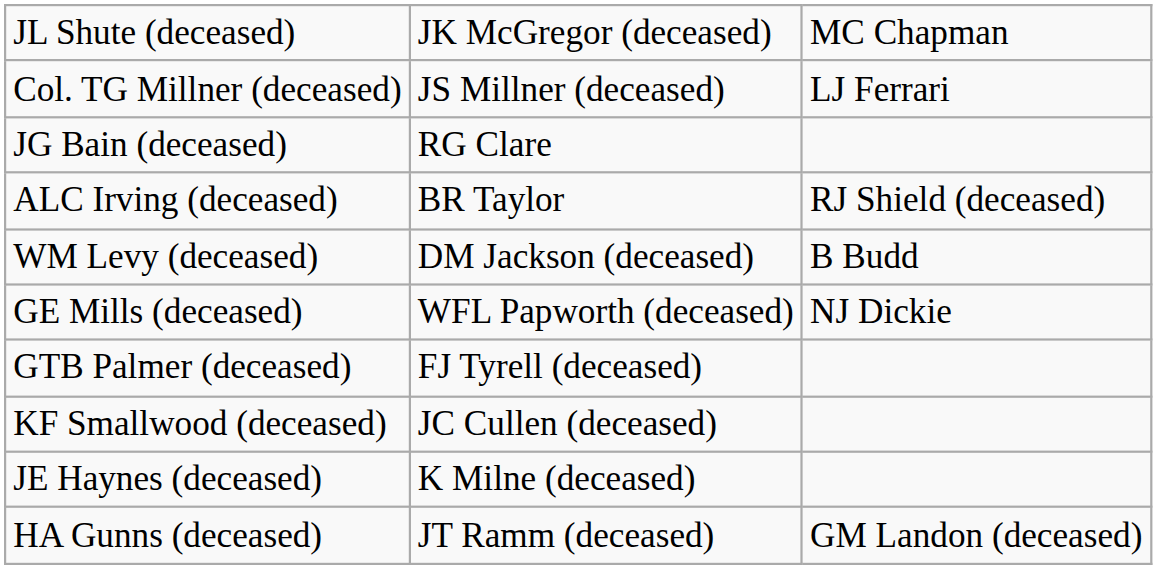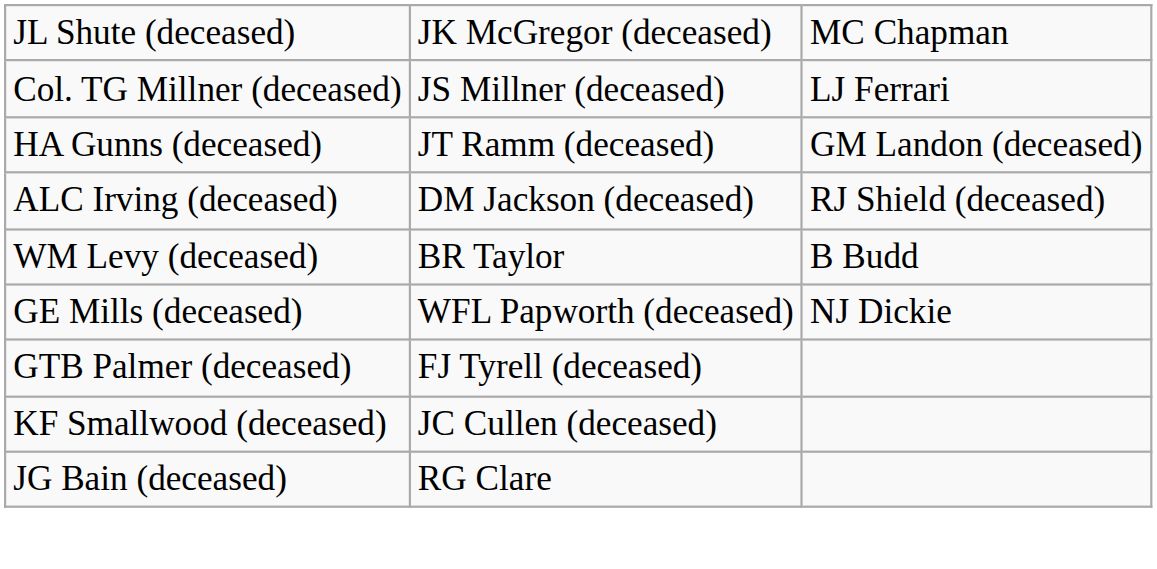rows swapped: (168, 534) <-> (150, 144)
(491, 199) BR Taylor -> (586, 199) DM Jackson (deceased)
(586, 255) DM Jackson (deceased) -> (491, 255) BR Taylor
- row: (168, 479)
